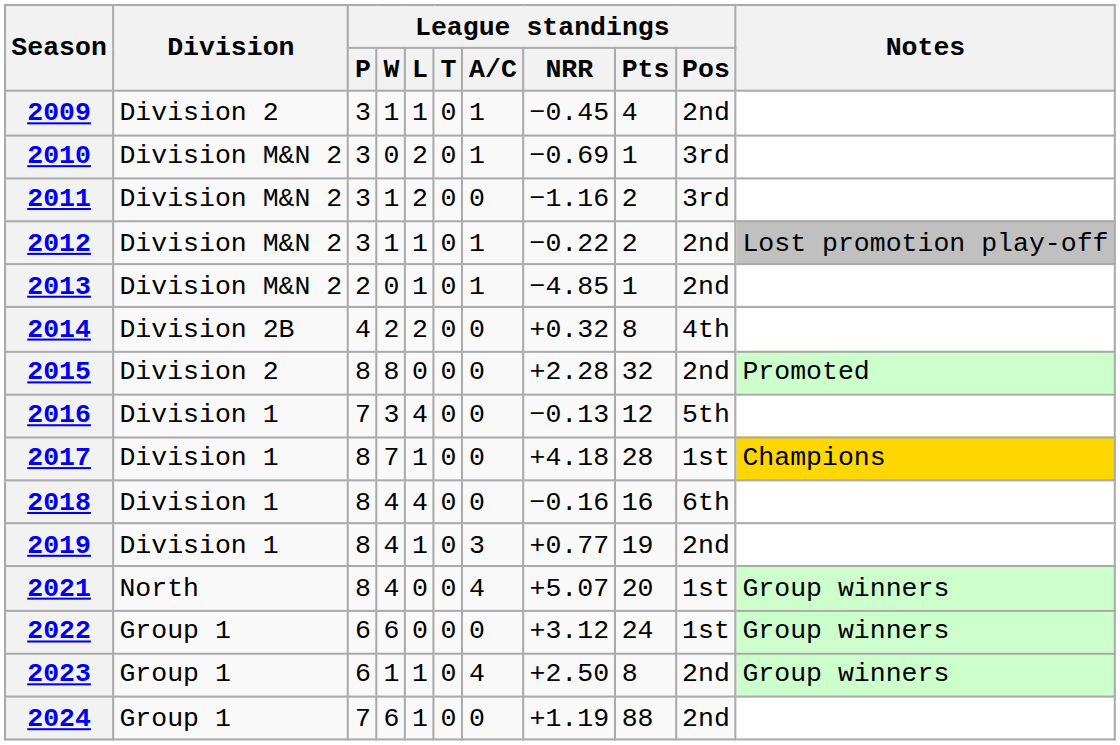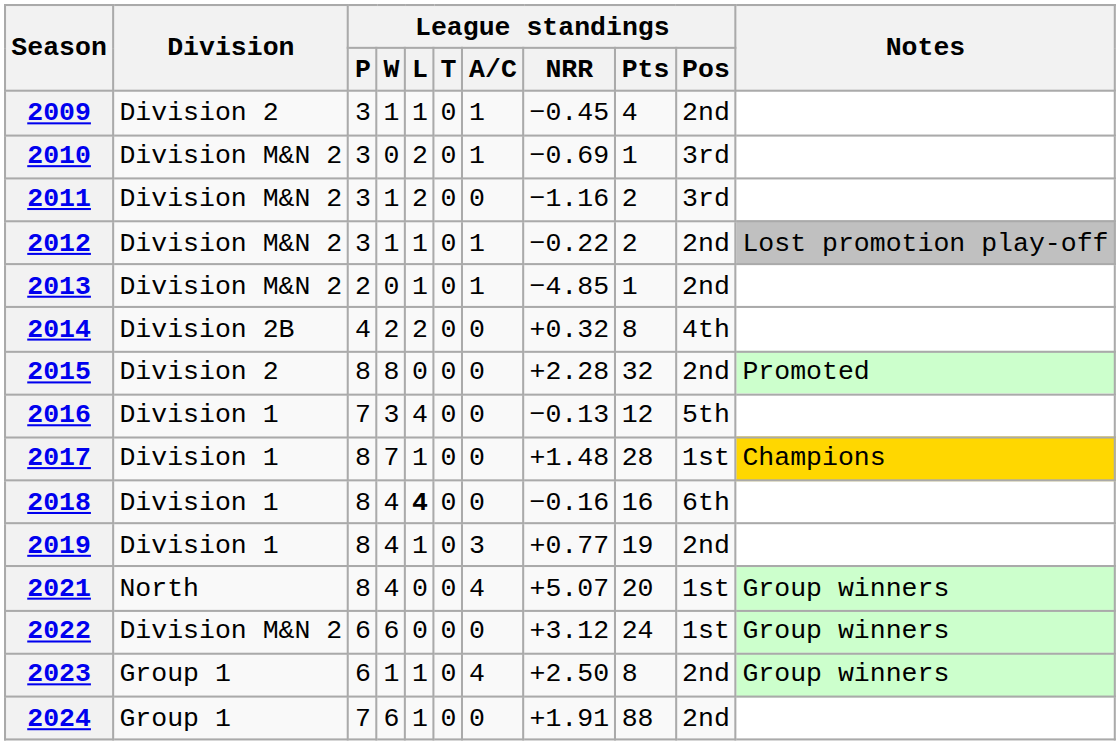(569, 459) +4.18 -> (569, 459) +1.48
(420, 502) normal -> (420, 502) bold
(175, 632) Group 1 -> (231, 632) Division M&N 2
(569, 718) +1.19 -> (569, 718) +1.91
